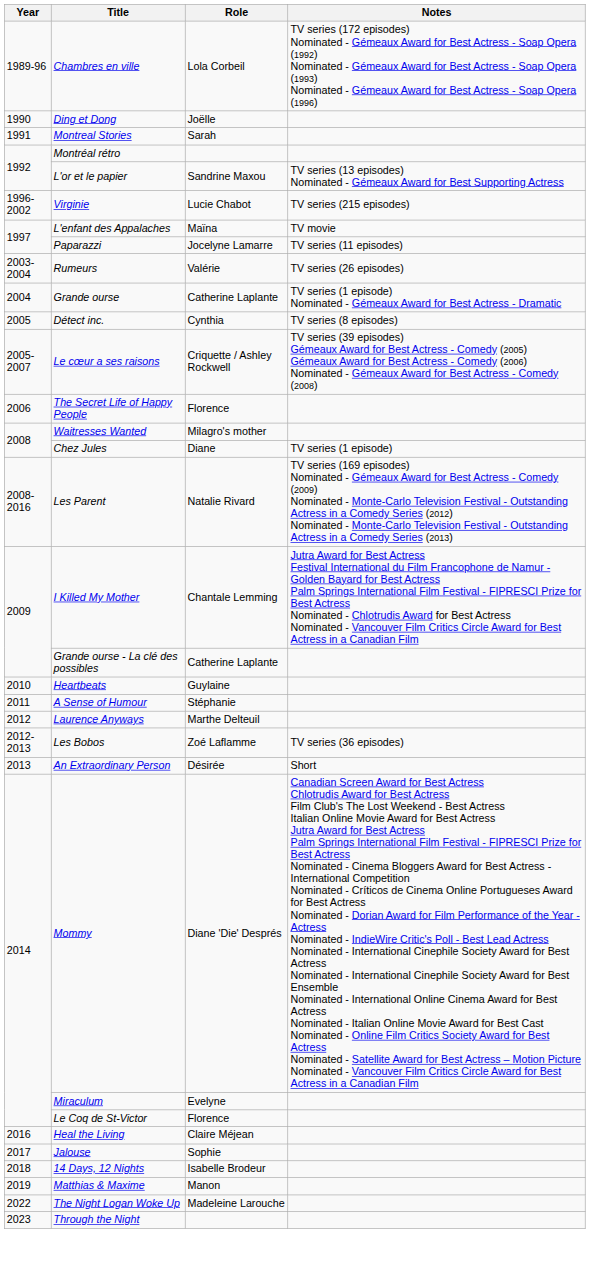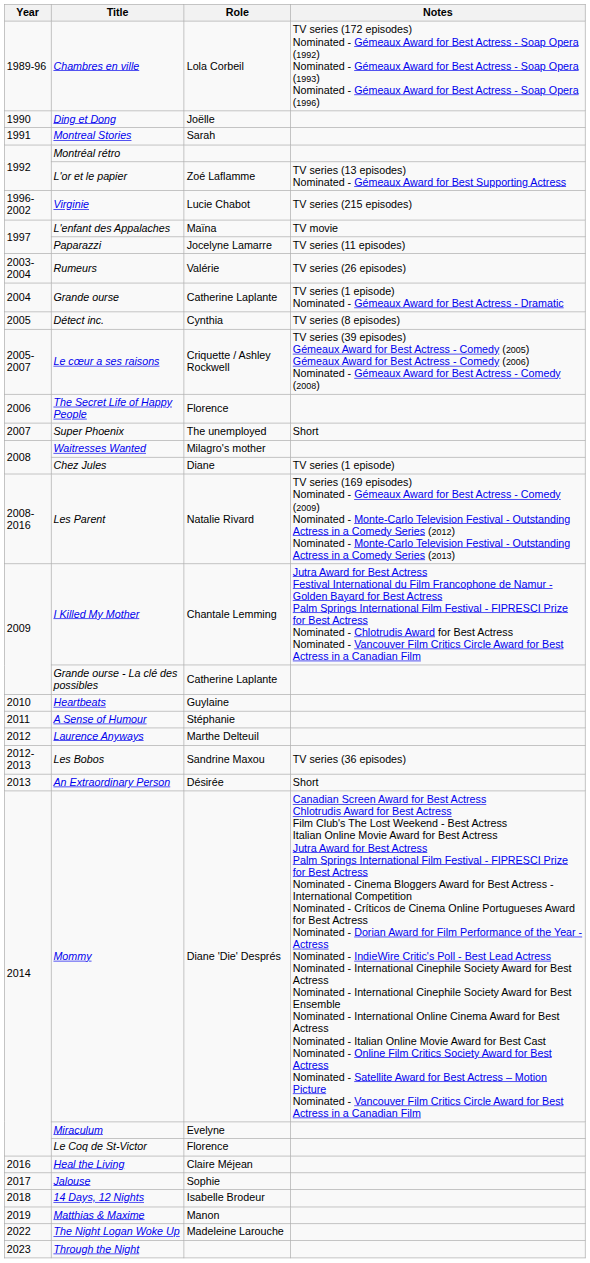(227, 176) Sandrine Maxou -> (221, 176) Zoé Laflamme
+ row: (89, 431)
(222, 742) Zoé Laflamme -> (226, 759) Sandrine Maxou
